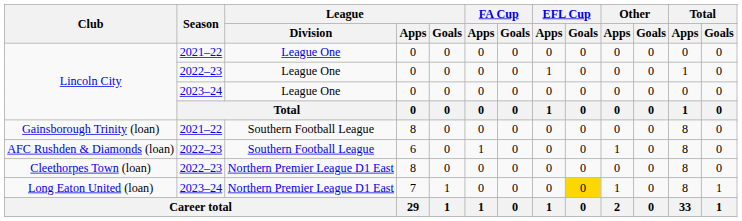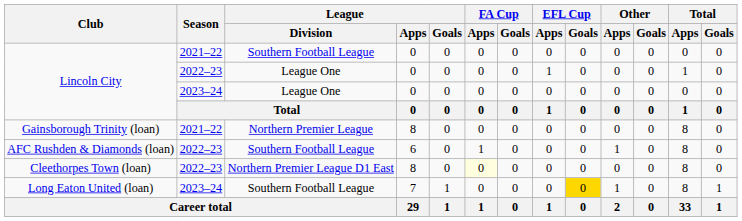(311, 52) League One -> (311, 52) Southern Football League
(311, 129) Southern Football League -> (311, 129) Northern Premier League
(481, 168) no background -> (481, 168) lightyellow background
(311, 187) Northern Premier League D1 East -> (311, 187) Southern Football League
